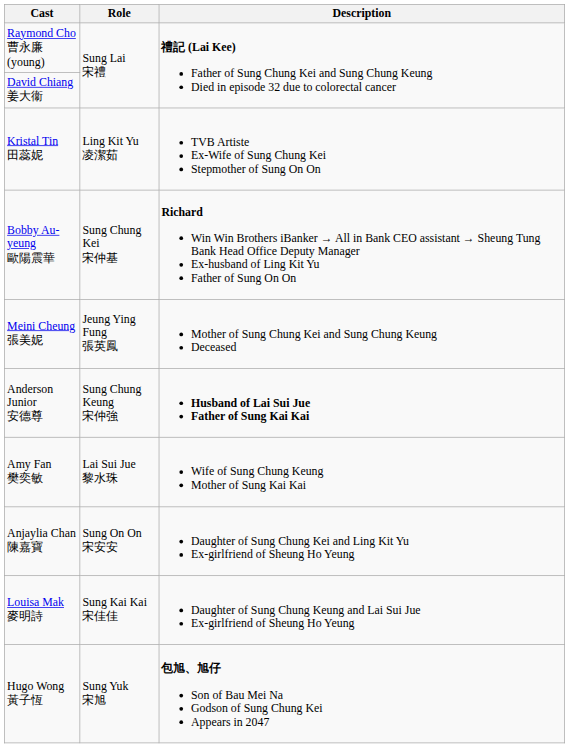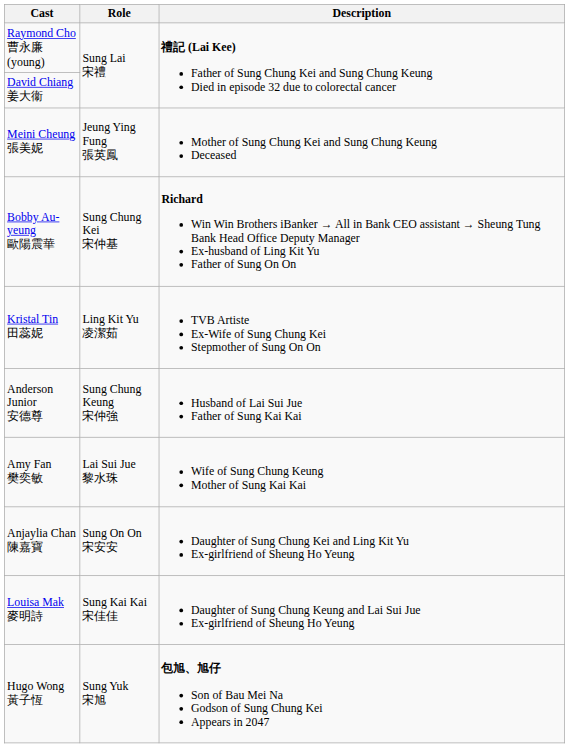rows swapped: (41, 333) <-> (33, 148)
(362, 410) bold -> (362, 410) normal
